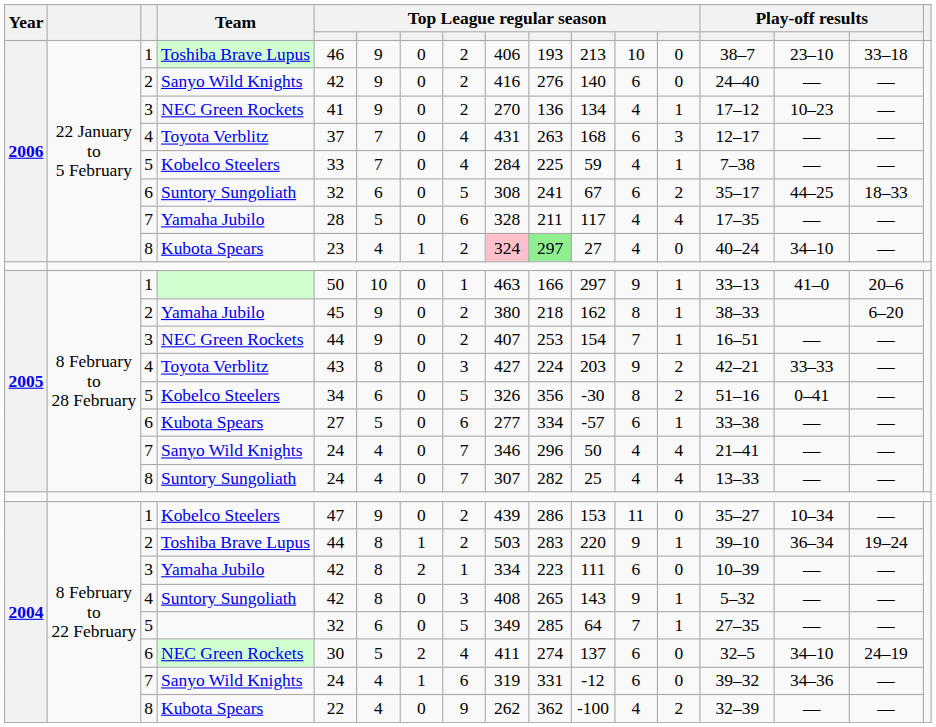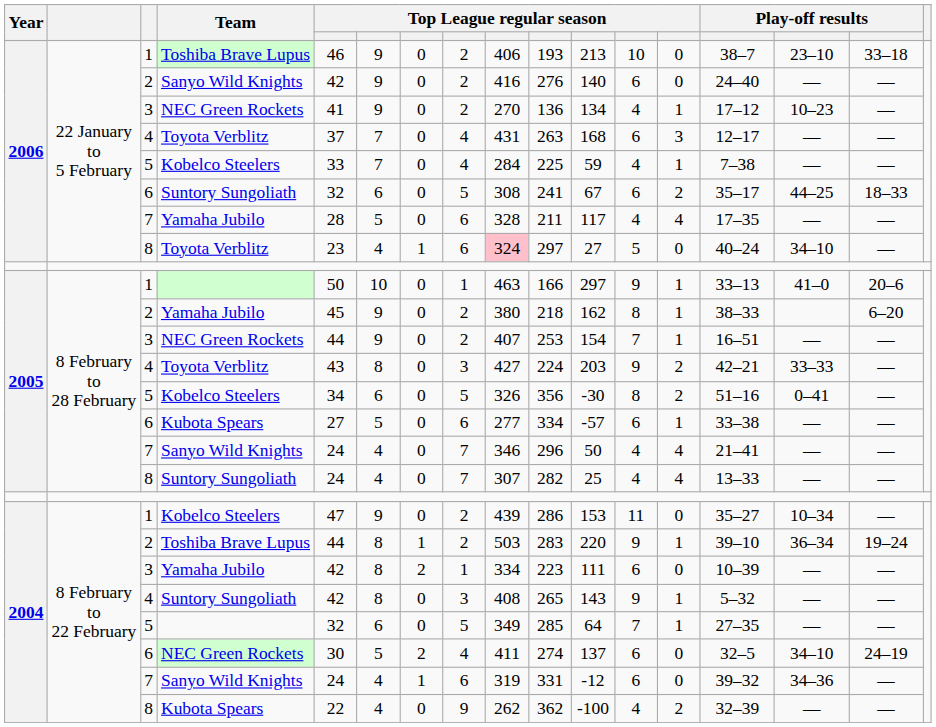(212, 247) Kubota Spears -> (215, 247) Toyota Verblitz
(464, 247) 2 -> (464, 247) 6
(550, 247) lightgreen background -> (550, 247) no background
(636, 247) 4 -> (636, 247) 5
